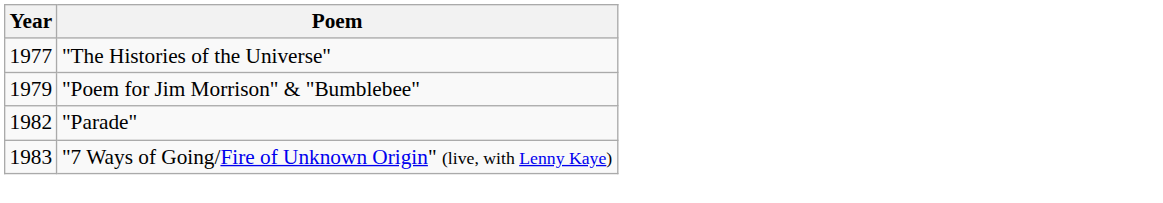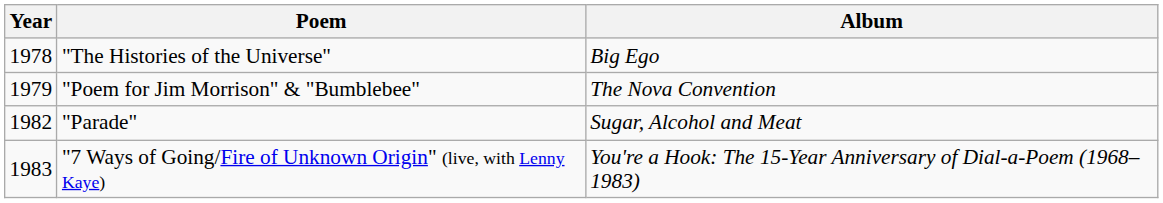+ column: (872, 21)
(31, 55) 1977 -> (31, 55) 1978
